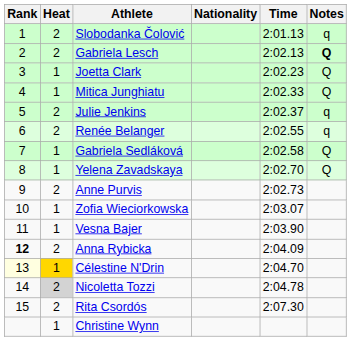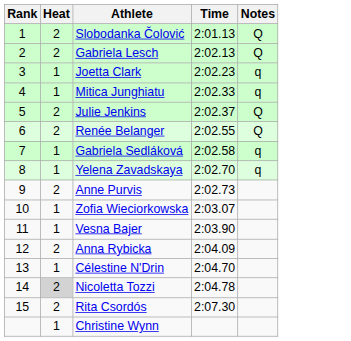- column: (226, 14)
(327, 33) q -> (258, 33) Q
(327, 53) bold -> (258, 53) normal
(327, 72) Q -> (258, 72) q
(327, 92) Q -> (258, 92) q
(327, 111) q -> (258, 111) Q
(327, 131) q -> (258, 131) Q
(327, 151) Q -> (258, 151) q
(327, 170) Q -> (258, 170) q
(22, 248) bold -> (22, 248) normal
(22, 268) lightyellow background -> (22, 268) no background
(56, 268) gold background -> (56, 268) no background
